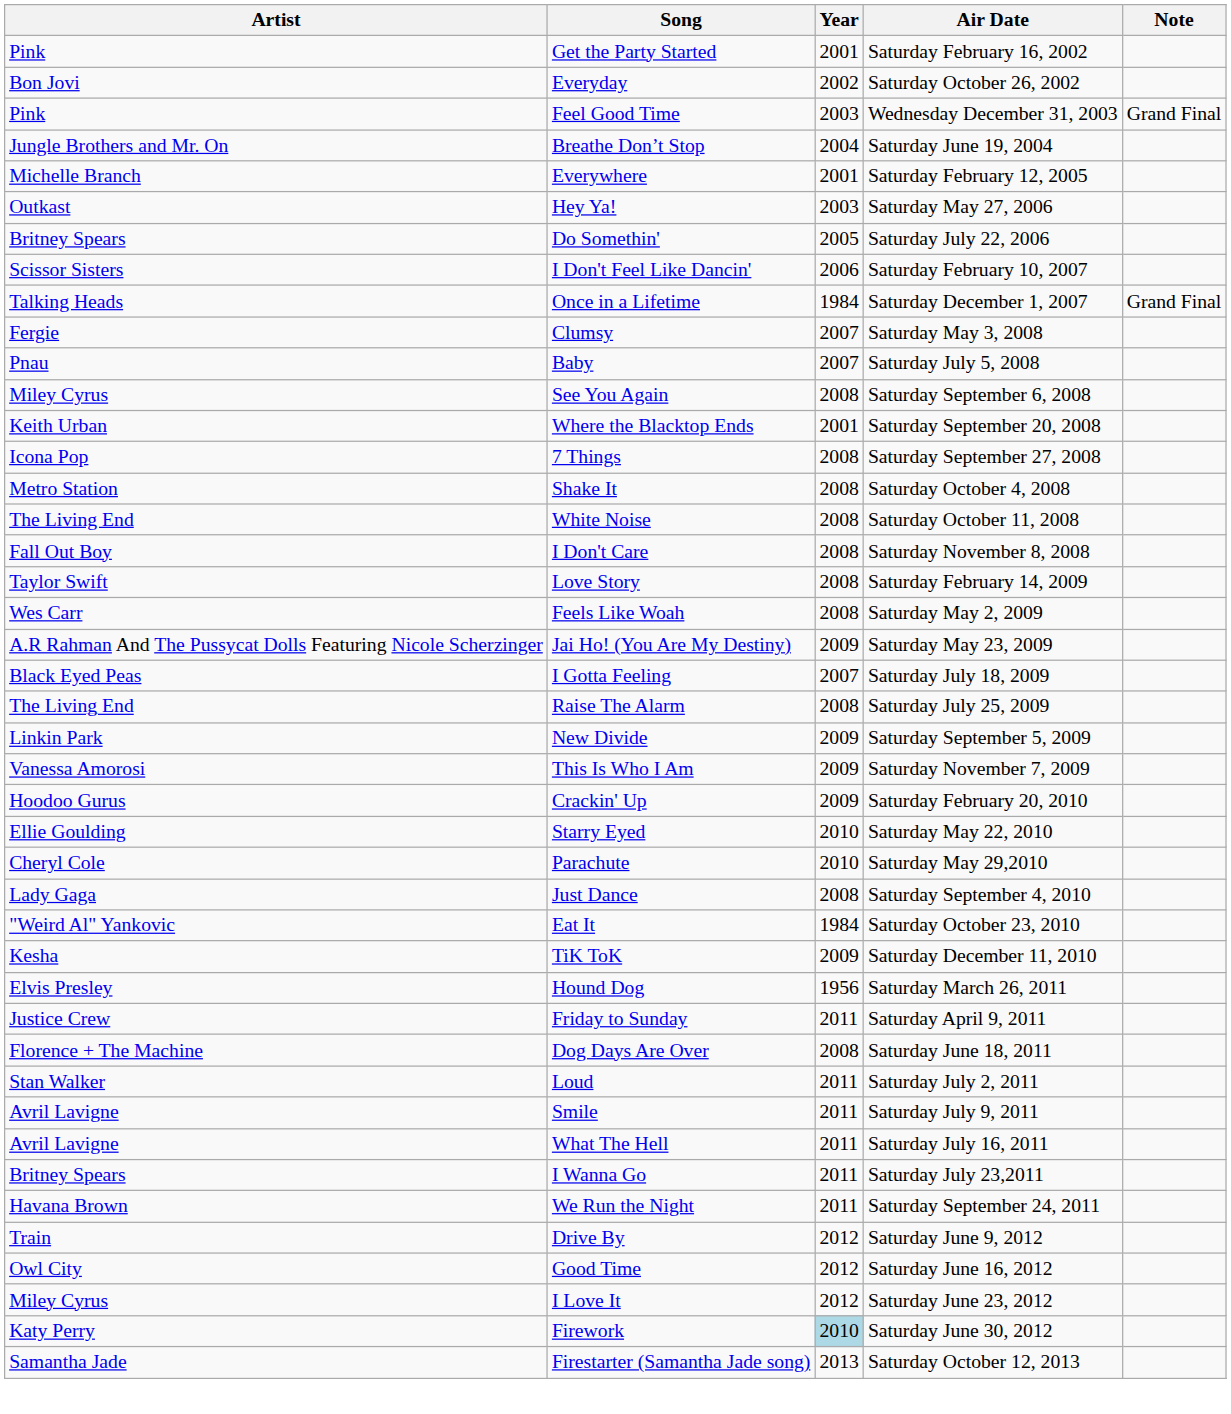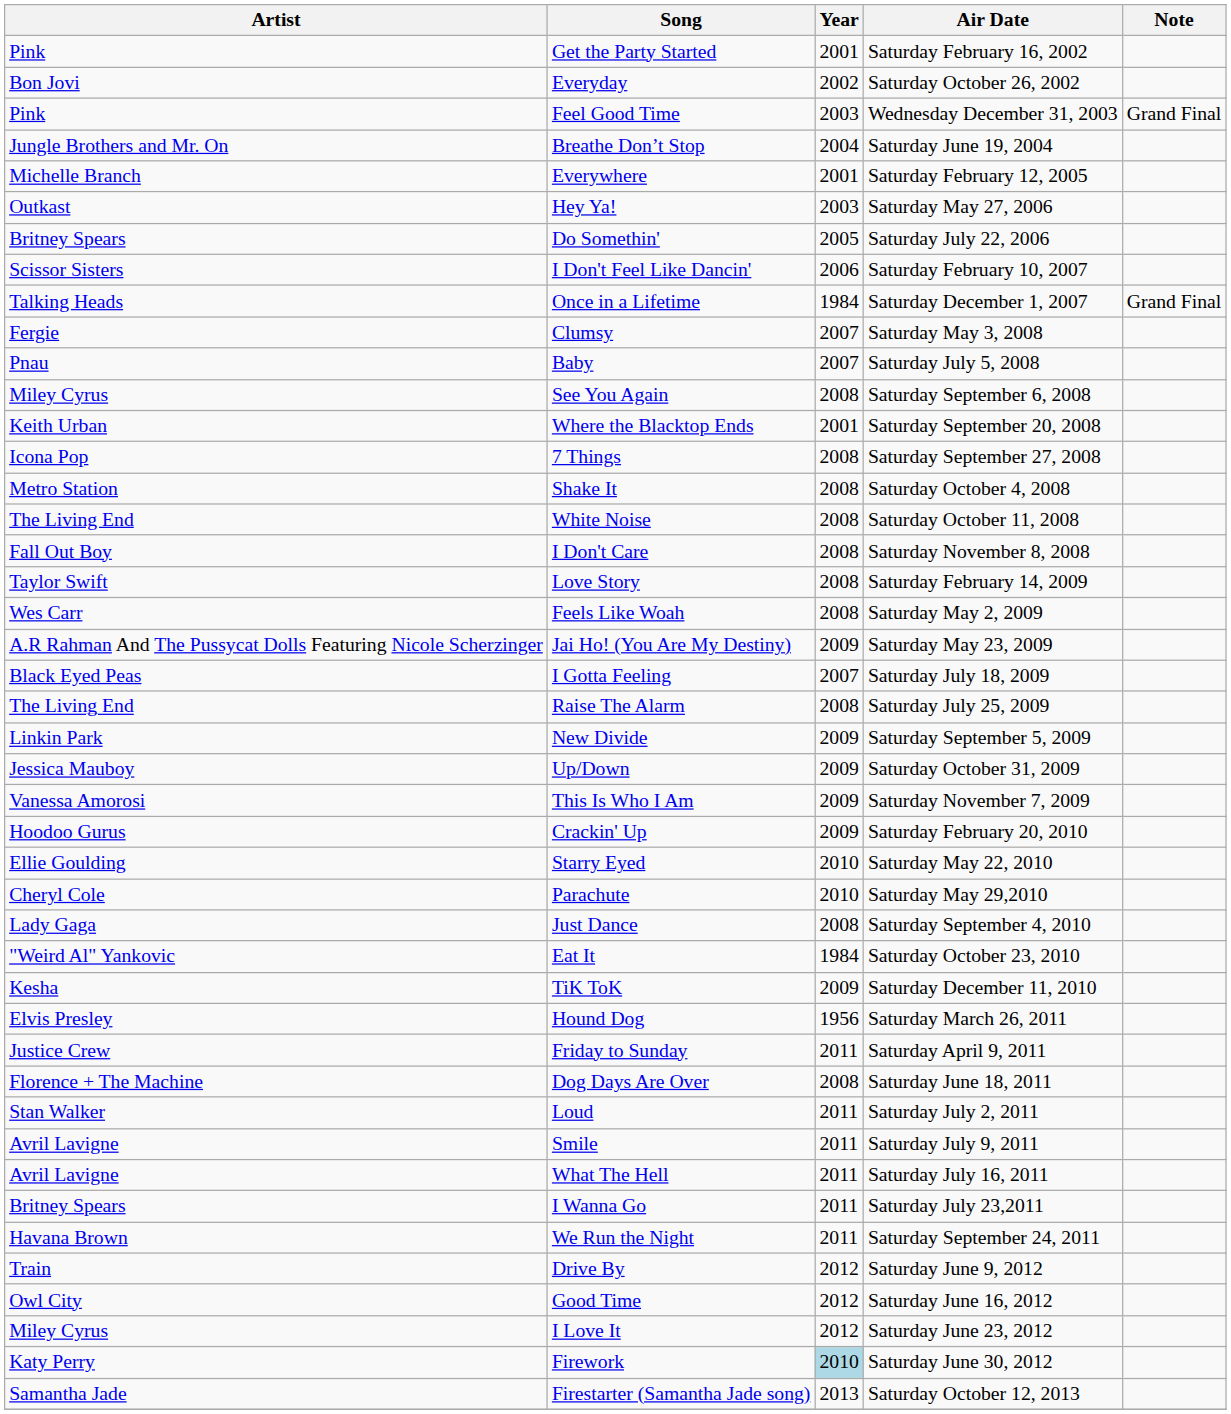+ row: (591, 769)
